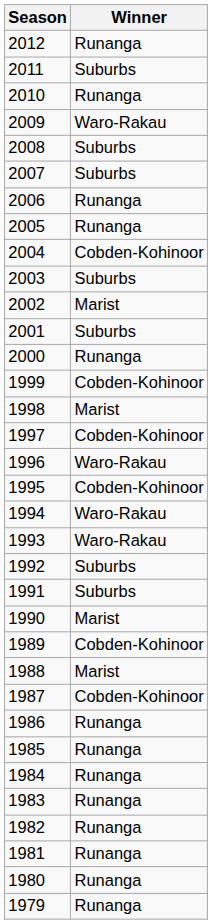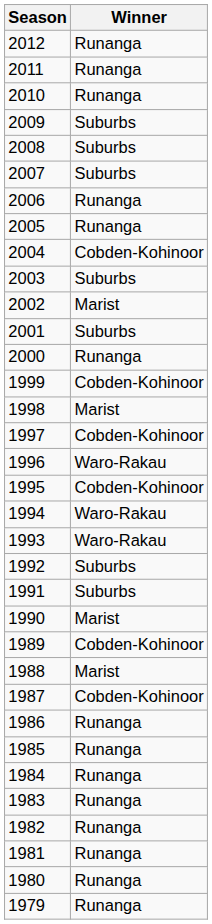(105, 69) Suburbs -> (108, 69) Runanga
(120, 122) Waro-Rakau -> (105, 122) Suburbs
